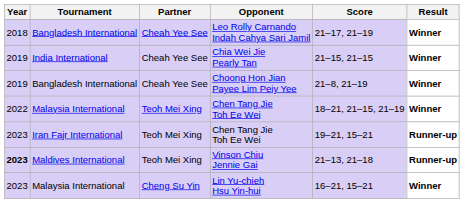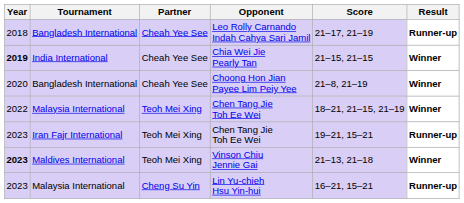(425, 33) Winner -> (433, 33) Runner-up
(17, 58) normal -> (17, 58) bold
(17, 84) 2019 -> (17, 84) 2020
(433, 160) Runner-up -> (425, 160) Winner
(425, 186) Winner -> (433, 186) Runner-up
